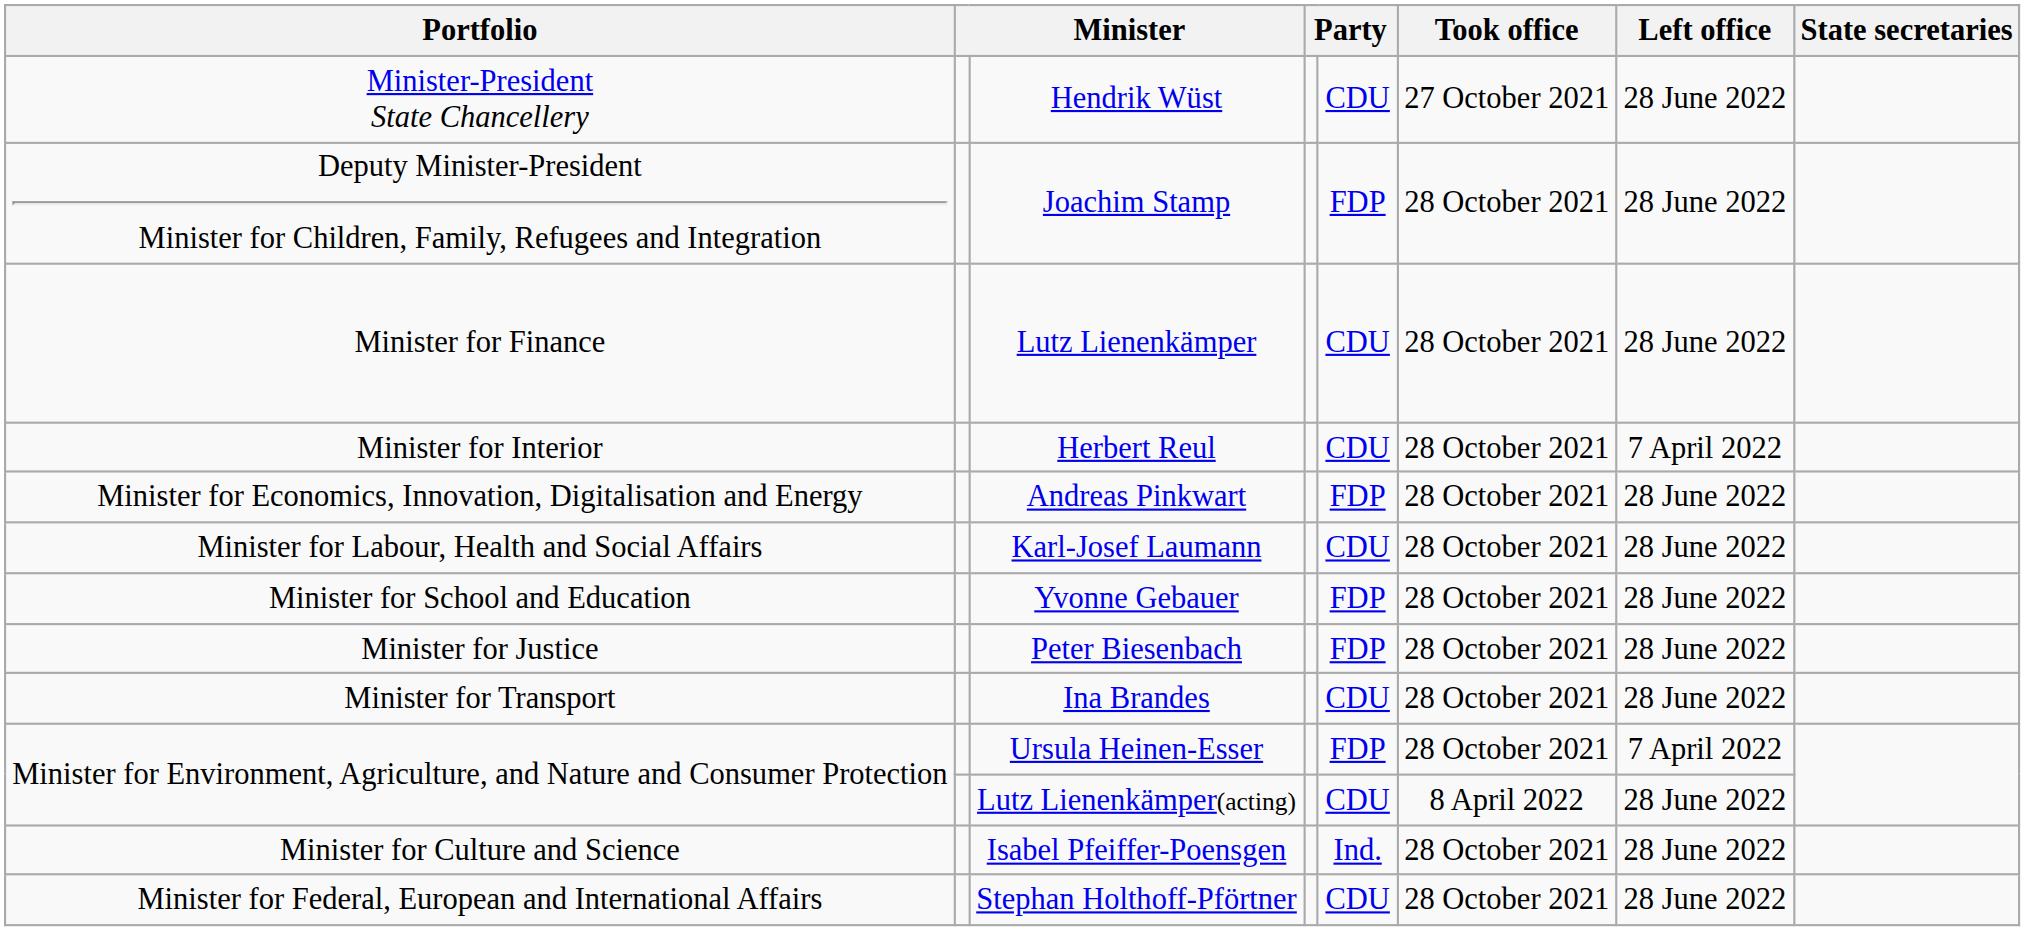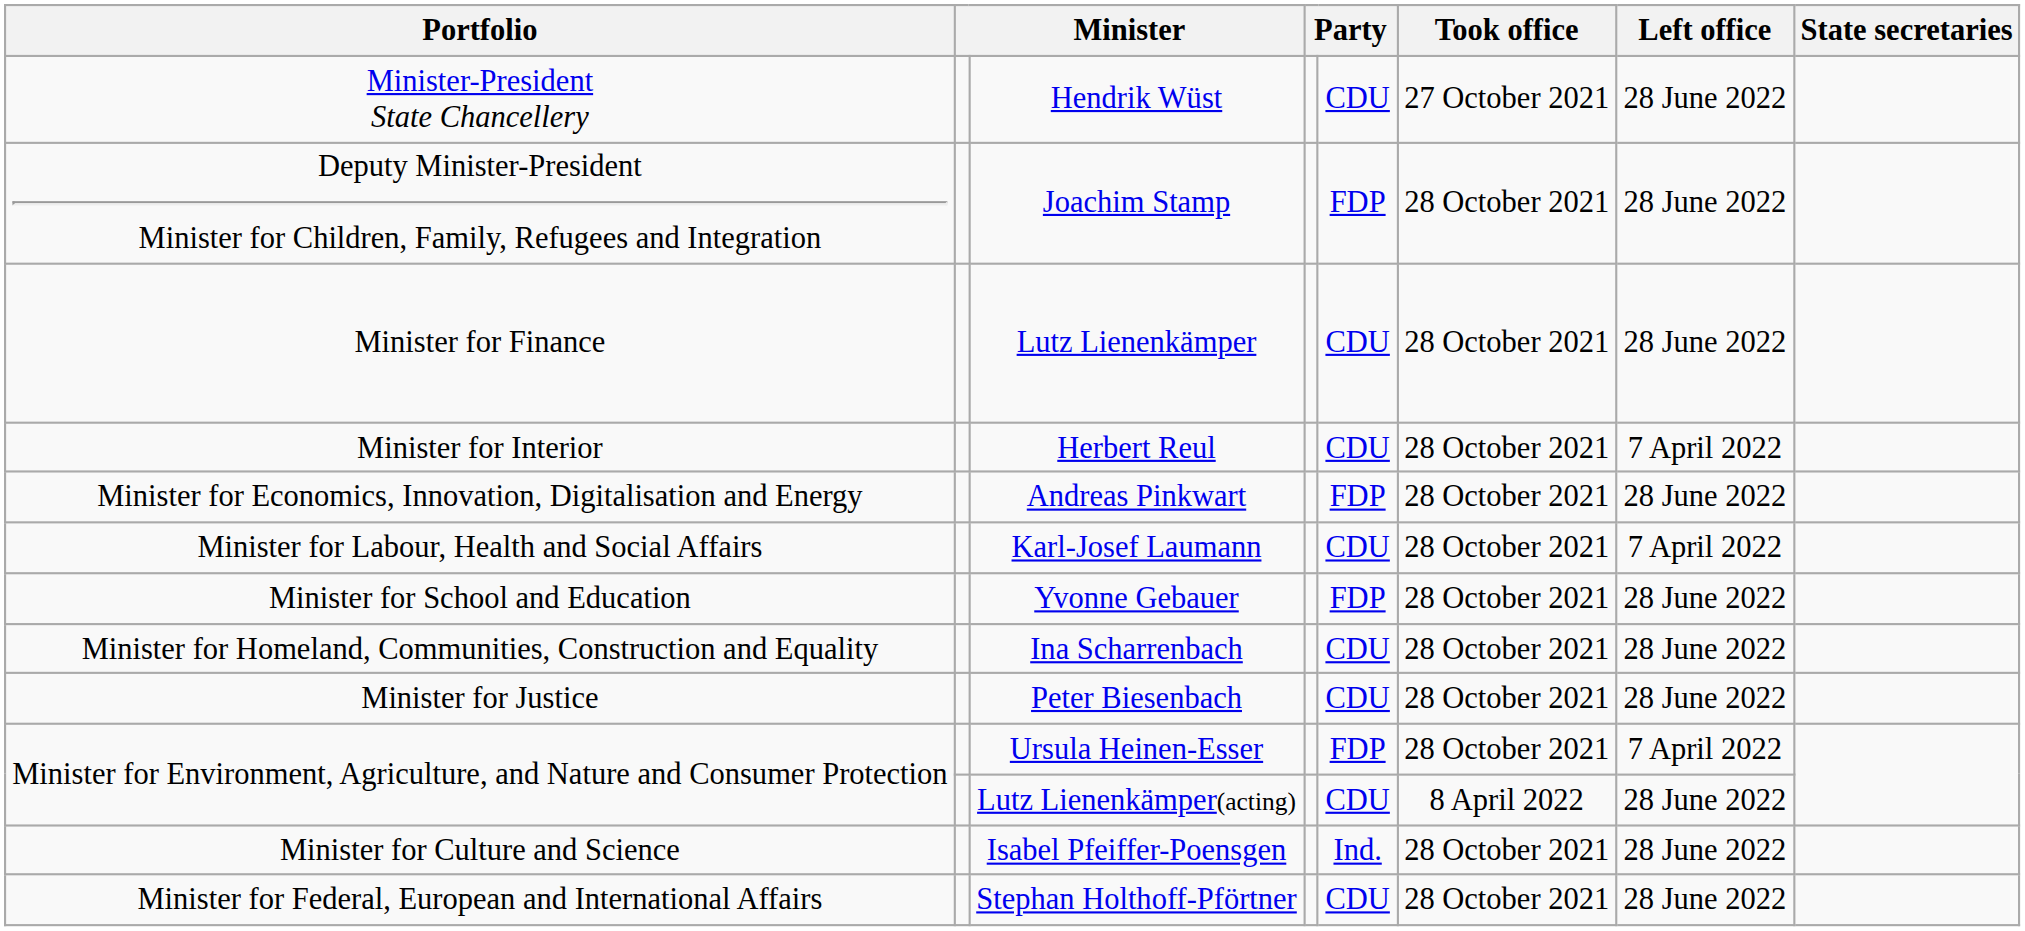(1705, 547) 28 June 2022 -> (1705, 547) 7 April 2022
+ row: (1137, 648)
(1358, 648) FDP -> (1358, 698) CDU
- row: (1136, 698)
